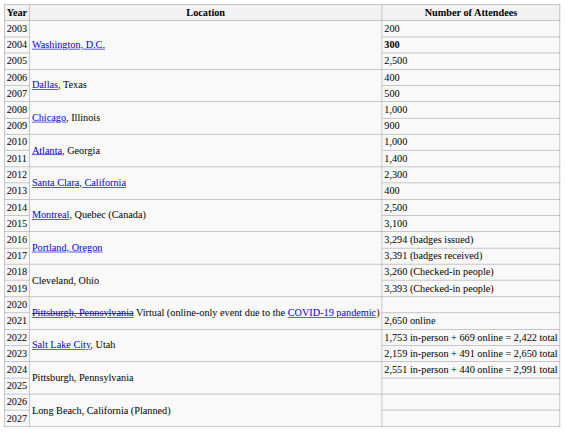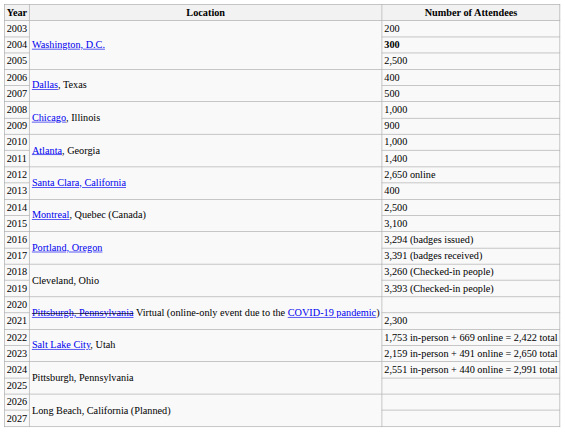(396, 175) 2,300 -> (410, 175) 2,650 online
(410, 321) 2,650 online -> (396, 321) 2,300
